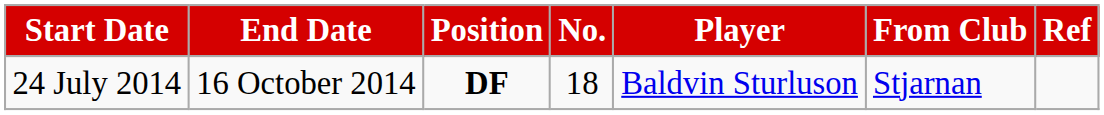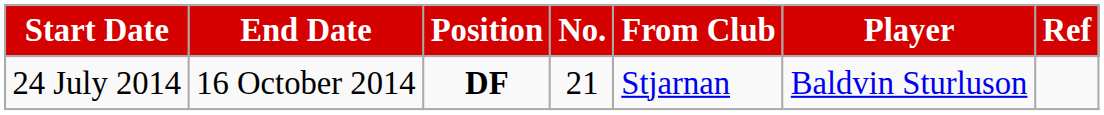columns swapped: (740, 30) <-> (950, 30)
(582, 82) 18 -> (582, 82) 21
